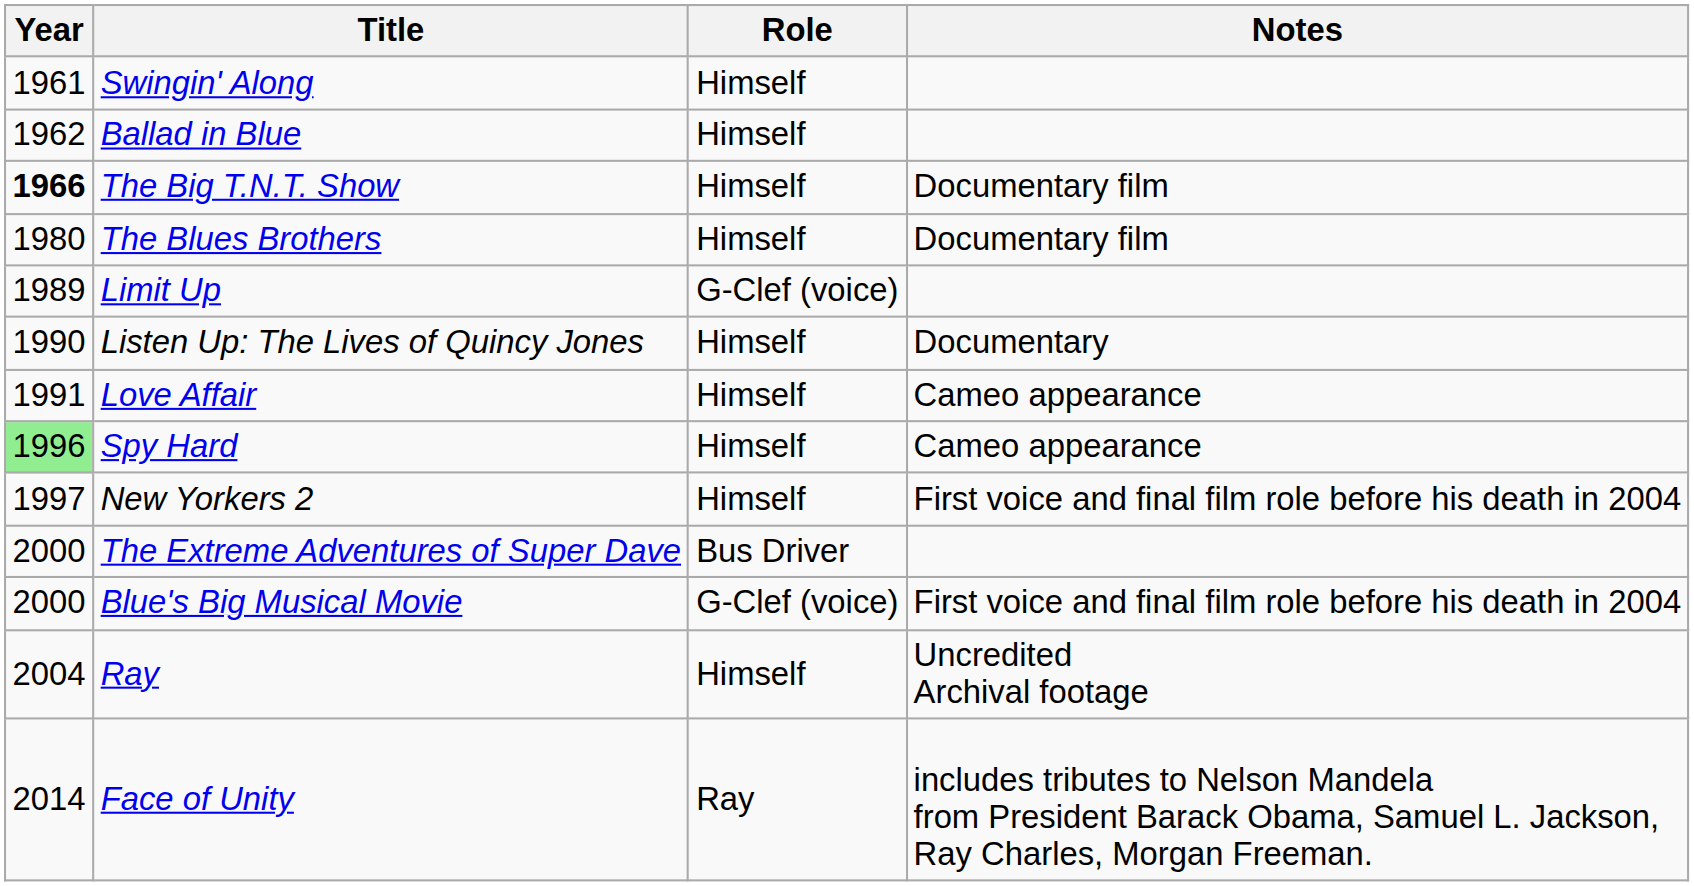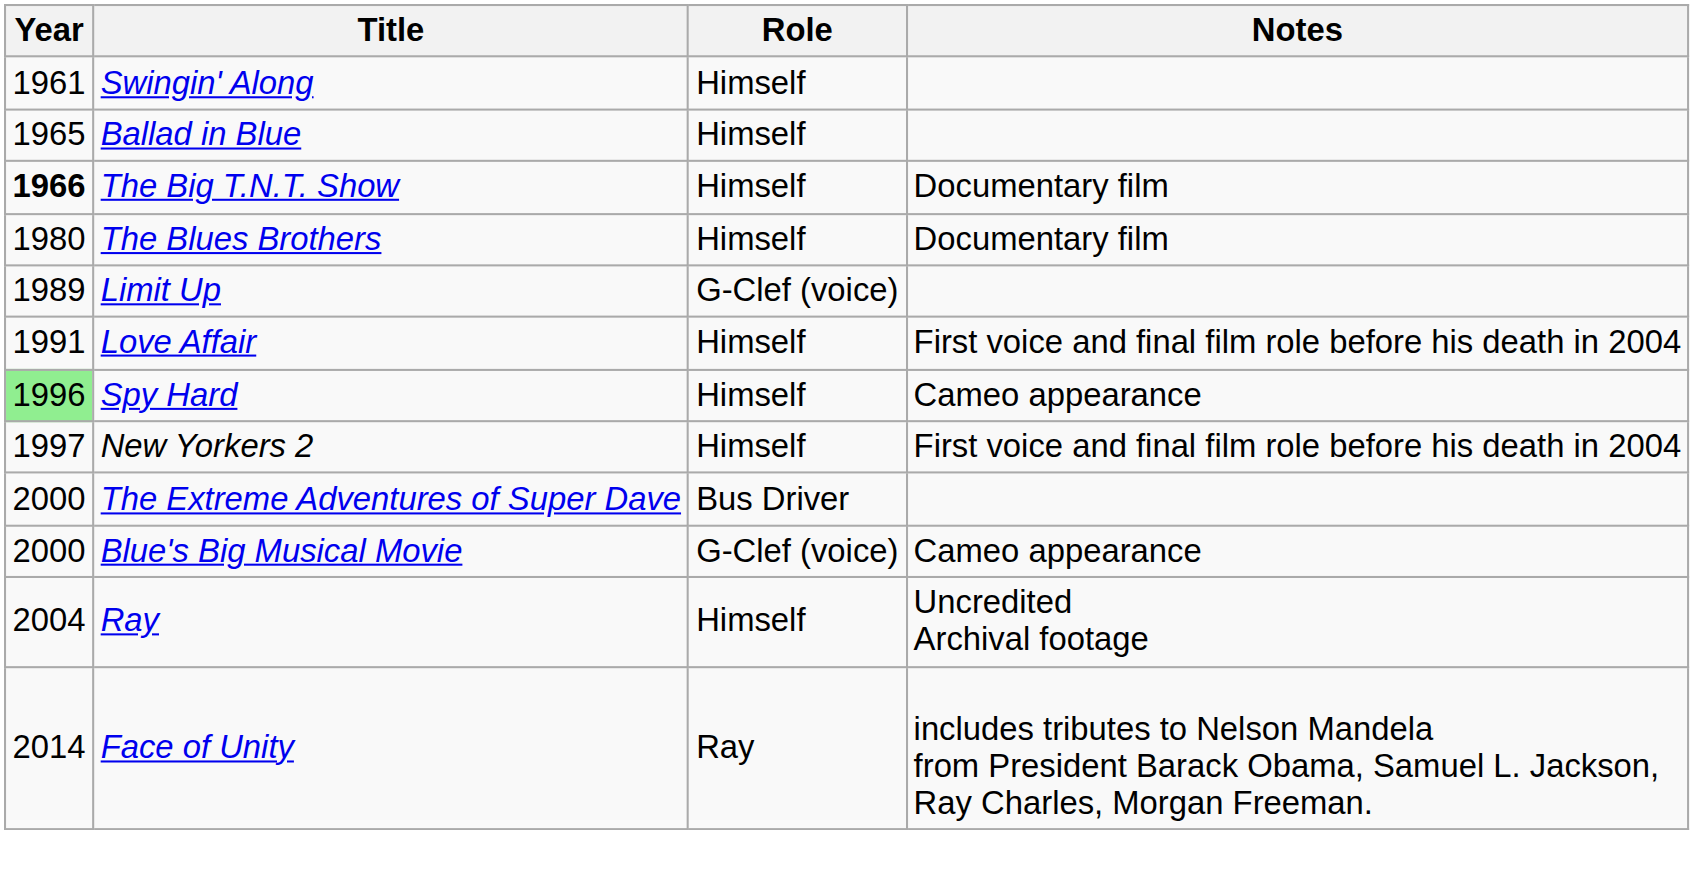(49, 134) 1962 -> (49, 134) 1965
- row: (372, 342)
(1058, 394) Cameo appearance -> (1297, 342) First voice and final film role before his death in 2004
(1297, 602) First voice and final film role before his death in 2004 -> (1058, 550) Cameo appearance
